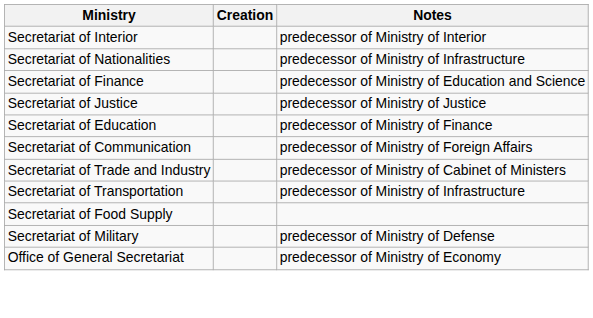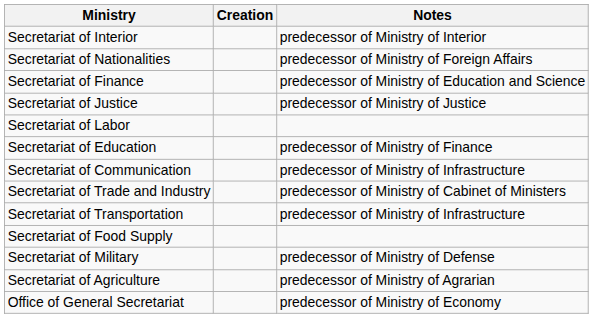(402, 59) predecessor of Ministry of Infrastructure -> (406, 59) predecessor of Ministry of Foreign Affairs
+ row: (69, 125)
(406, 147) predecessor of Ministry of Foreign Affairs -> (402, 170) predecessor of Ministry of Infrastructure
+ row: (84, 280)
